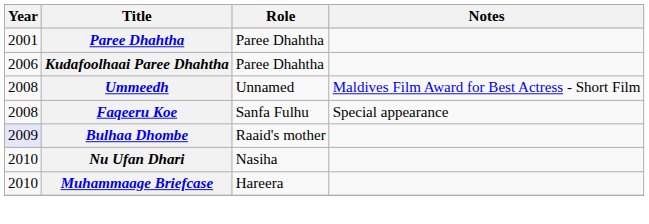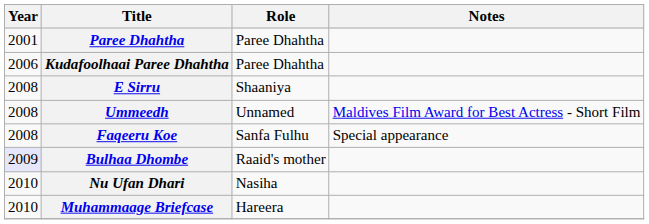+ row: (137, 87)
